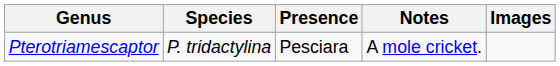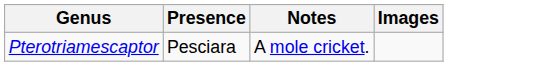- column: (219, 18)
